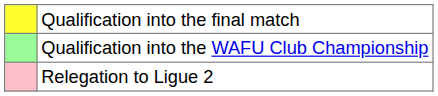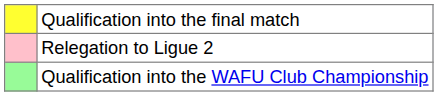rows swapped: (235, 48) <-> (127, 77)
